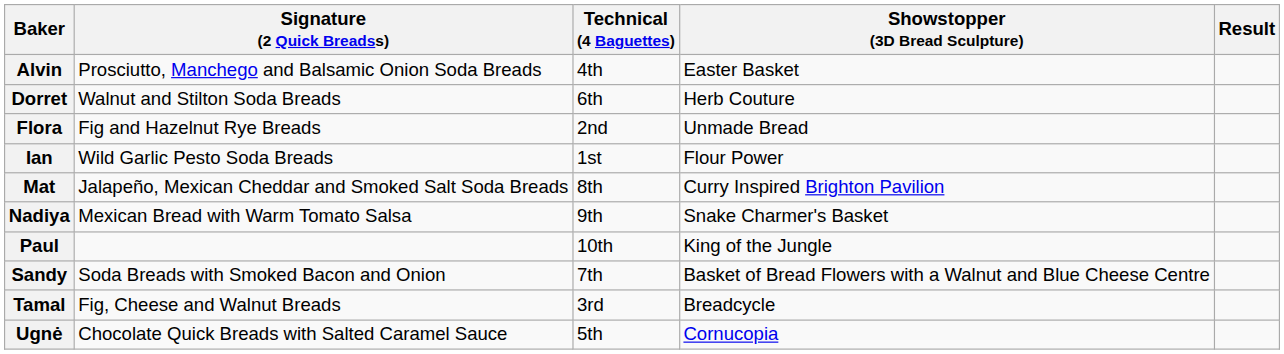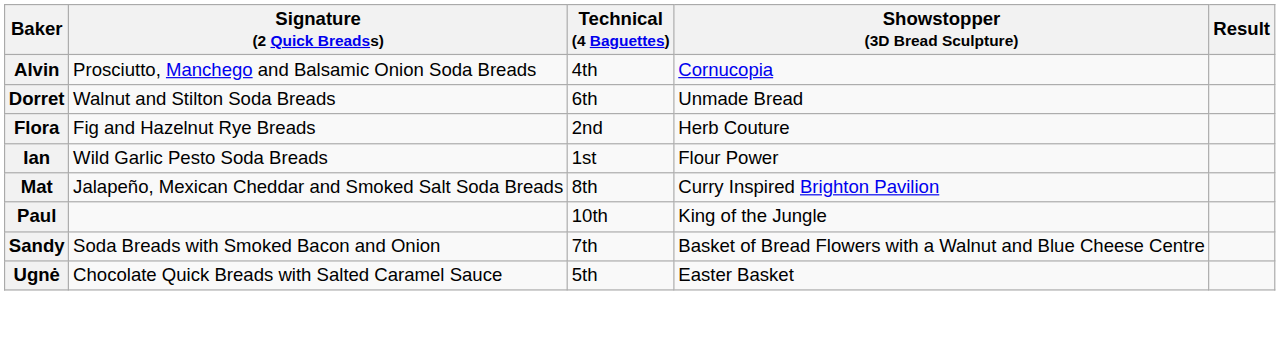(741, 69) Easter Basket -> (726, 69) Cornucopia
(739, 98) Herb Couture -> (741, 98) Unmade Bread
(746, 128) Unmade Bread -> (734, 128) Herb Couture
- row: (39, 216)
- row: (39, 305)
(731, 334) Cornucopia -> (736, 275) Easter Basket
